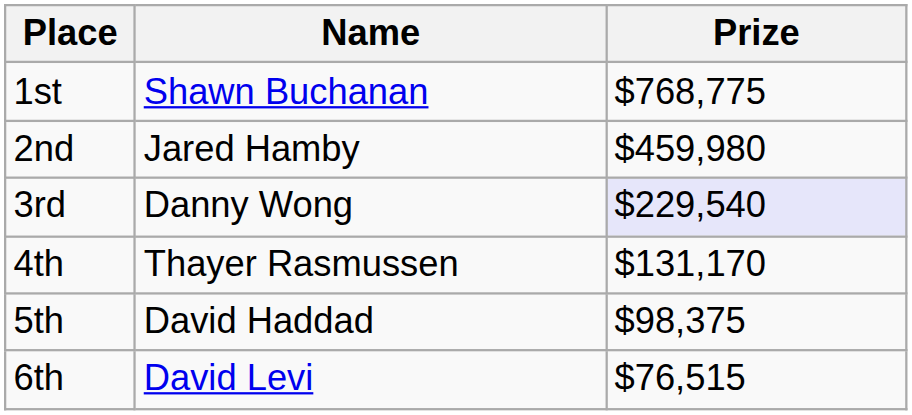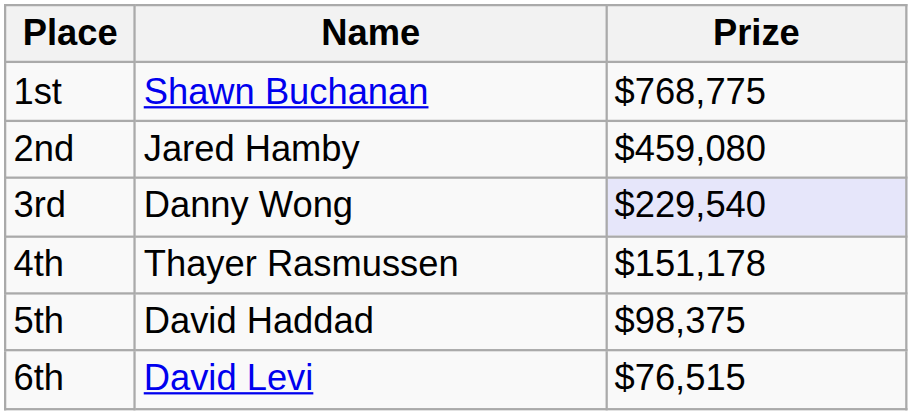(690, 148) $459,980 -> (690, 148) $459,080
(690, 263) $131,170 -> (690, 263) $151,178
